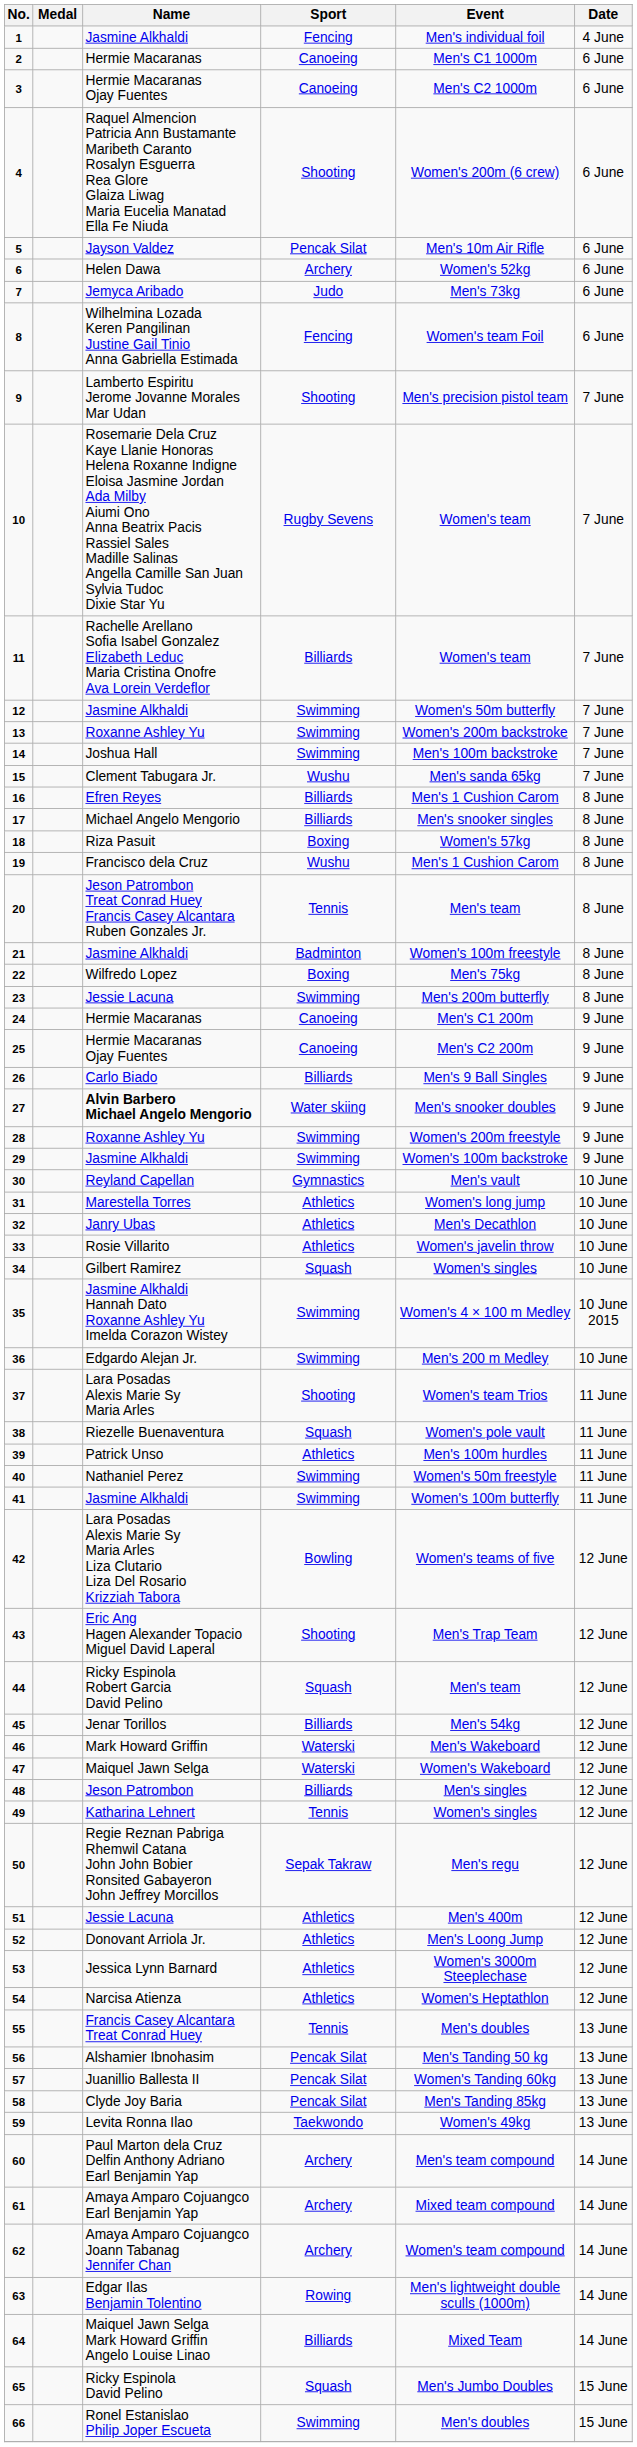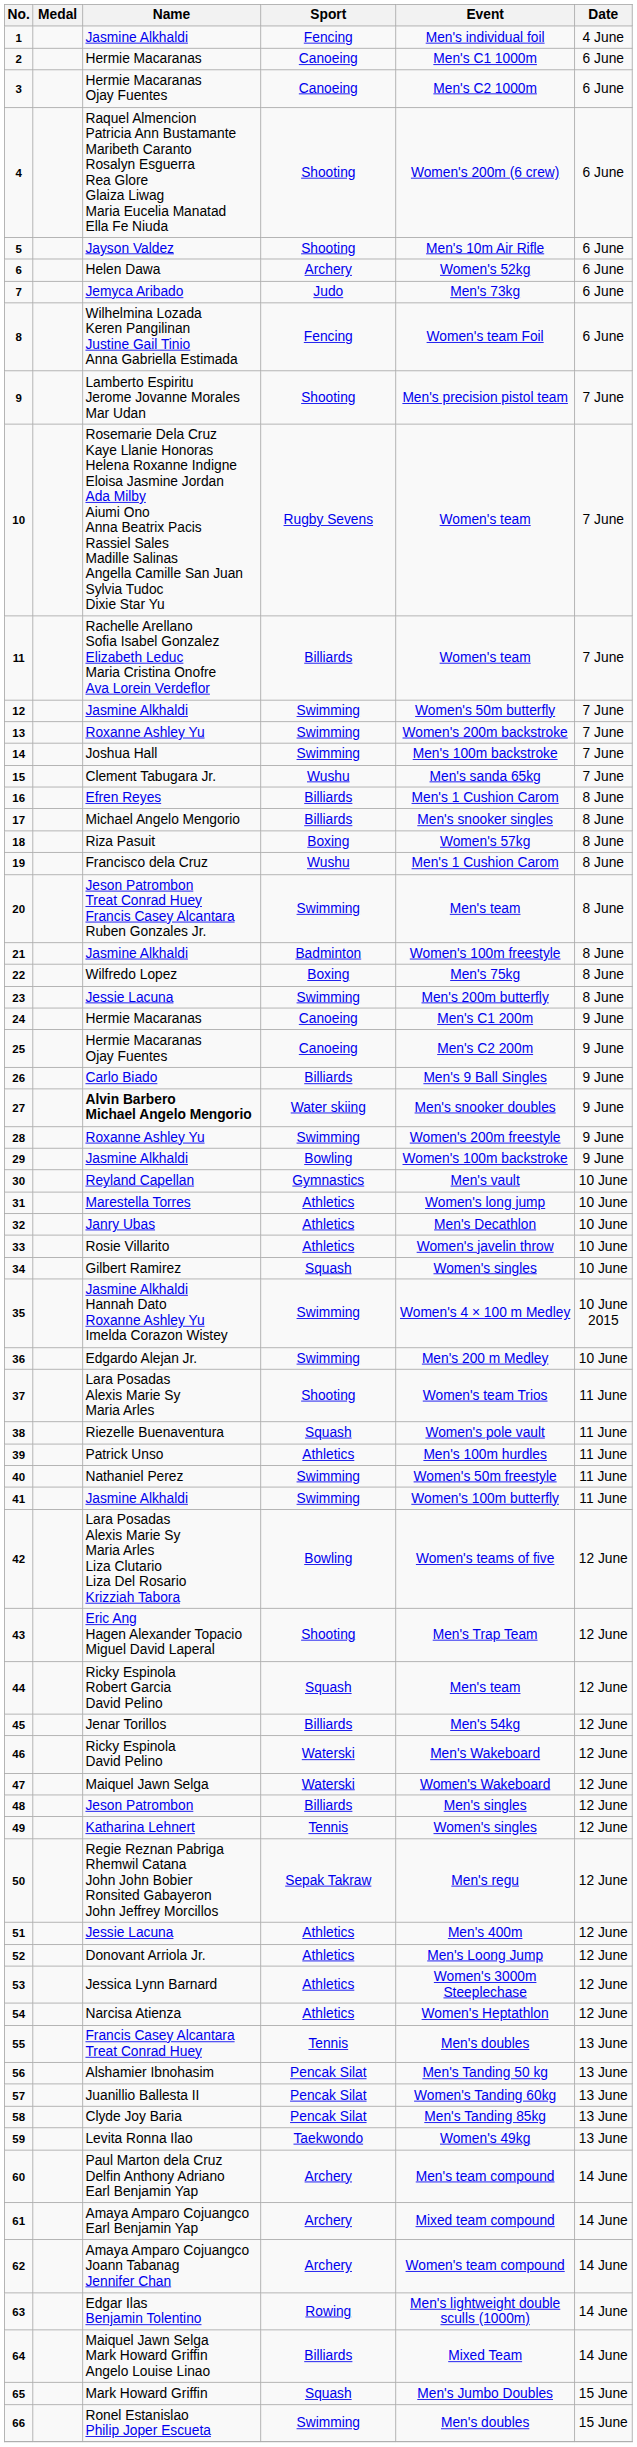(328, 248) Pencak Silat -> (328, 248) Shooting
(328, 908) Tennis -> (328, 908) Swimming
(328, 1159) Swimming -> (328, 1159) Bowling
(147, 1746) Mark Howard Griffin -> (131, 1754) Ricky Espinola David Pelino
(131, 2385) Ricky Espinola David Pelino -> (147, 2393) Mark Howard Griffin
